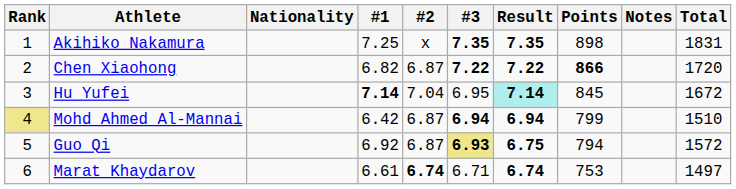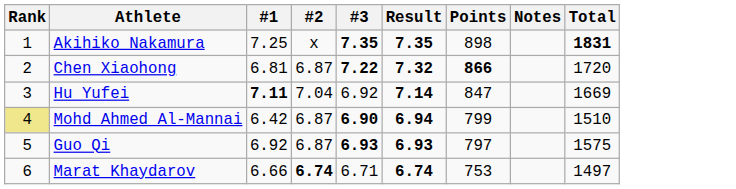- column: (302, 17)
(704, 43) normal -> (592, 43) bold
(380, 69) 6.82 -> (269, 69) 6.81
(525, 69) 7.22 -> (414, 69) 7.32
(380, 94) 7.14 -> (269, 94) 7.11
(471, 94) 6.95 -> (359, 94) 6.92
(525, 94) paleturquoise background -> (414, 94) no background
(589, 94) 845 -> (478, 94) 847
(704, 94) 1672 -> (592, 94) 1669
(471, 120) 6.94 -> (359, 120) 6.90
(471, 146) khaki background -> (359, 146) no background
(525, 146) 6.75 -> (414, 146) 6.93
(589, 146) 794 -> (478, 146) 797
(704, 146) 1572 -> (592, 146) 1575
(380, 171) 6.61 -> (269, 171) 6.66
